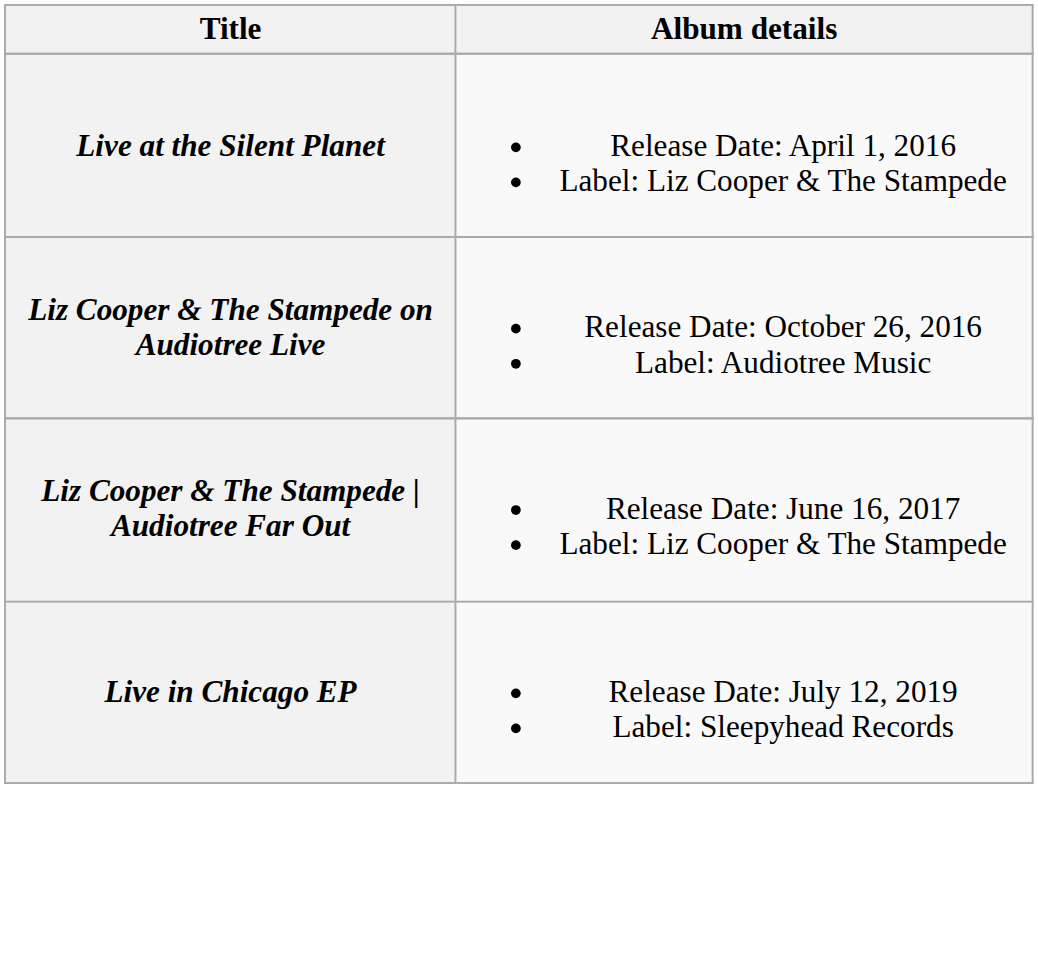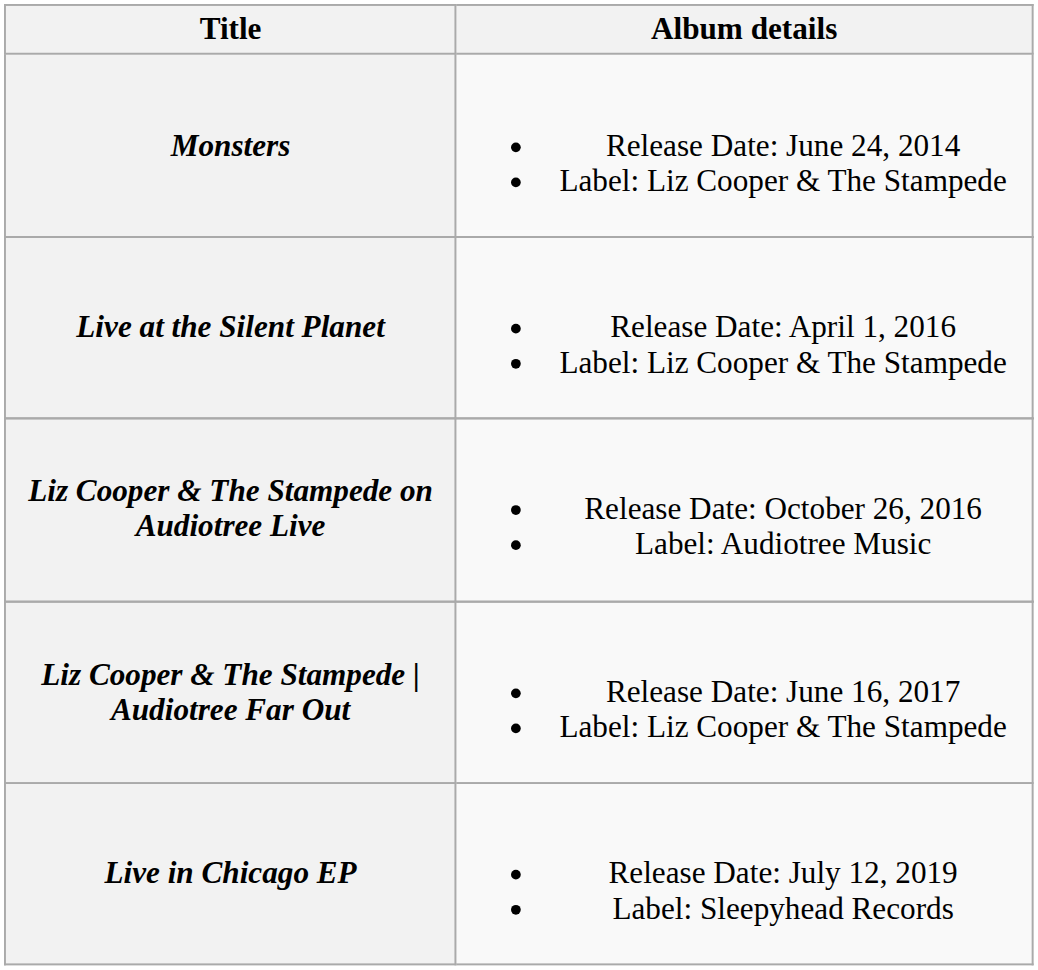+ row: (231, 145)
